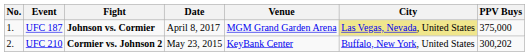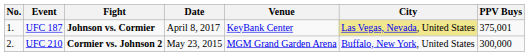(282, 28) MGM Grand Garden Arena -> (260, 28) KeyBank Center
(496, 28) 375,000 -> (496, 28) 375,001
(260, 43) KeyBank Center -> (282, 43) MGM Grand Garden Arena
(496, 43) 300,202 -> (496, 43) 300,000
